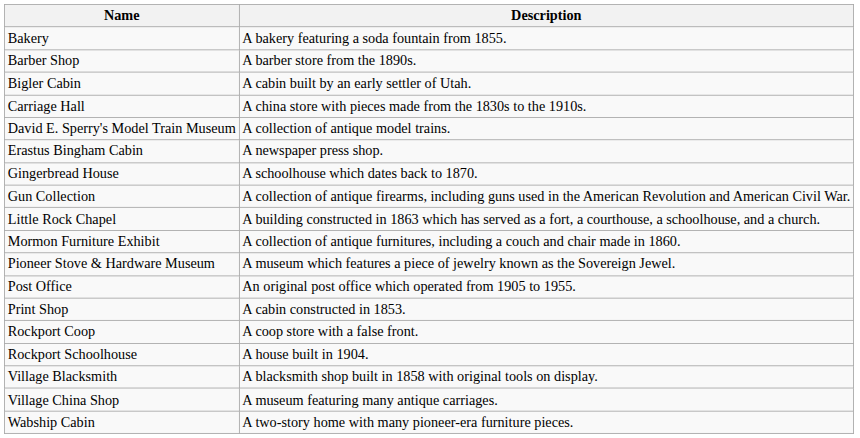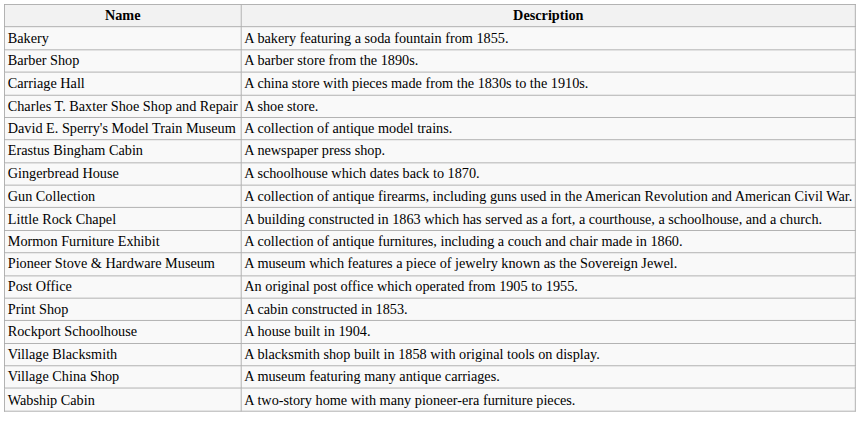- row: (44, 83)
+ row: (123, 106)
- row: (51, 331)
